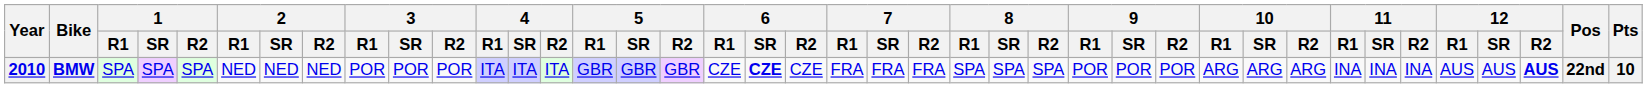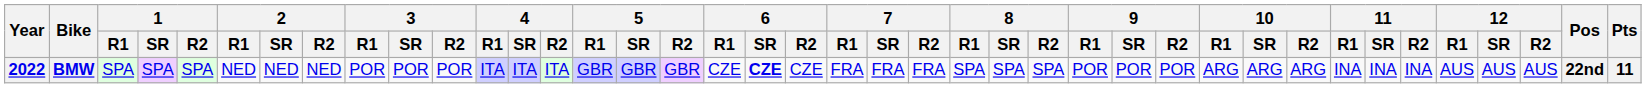(27, 70) 2010 -> (27, 70) 2022
(1541, 70) bold -> (1541, 70) normal
(1626, 70) 10 -> (1625, 70) 11
